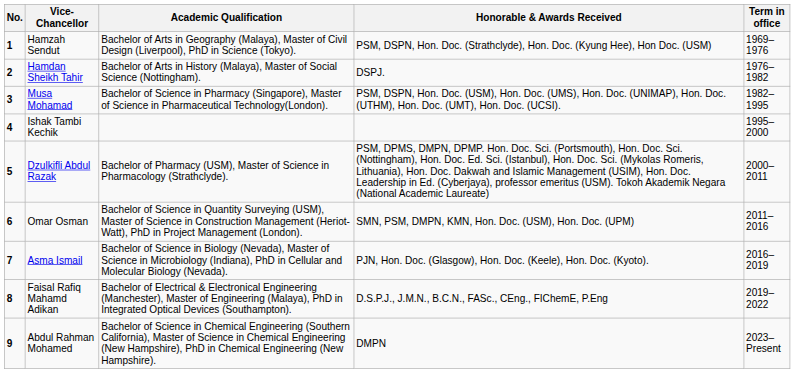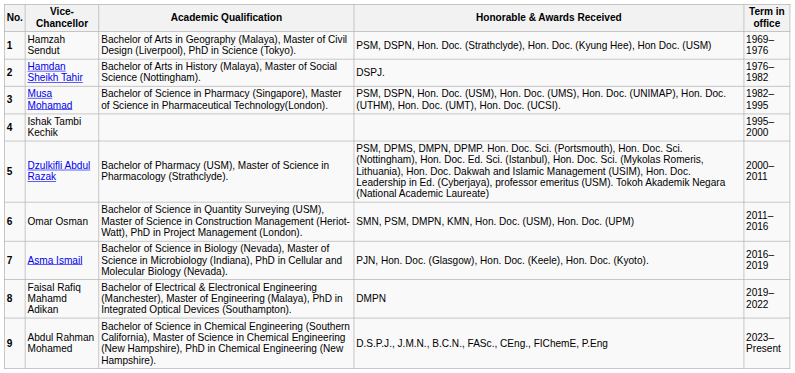(482, 299) D.S.P.J., J.M.N., B.C.N., FASc., CEng., FIChemE, P.Eng -> (371, 299) DMPN
(371, 343) DMPN -> (482, 343) D.S.P.J., J.M.N., B.C.N., FASc., CEng., FIChemE, P.Eng
